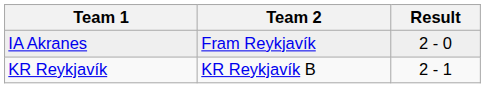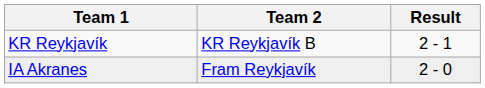rows swapped: (58, 69) <-> (48, 43)
